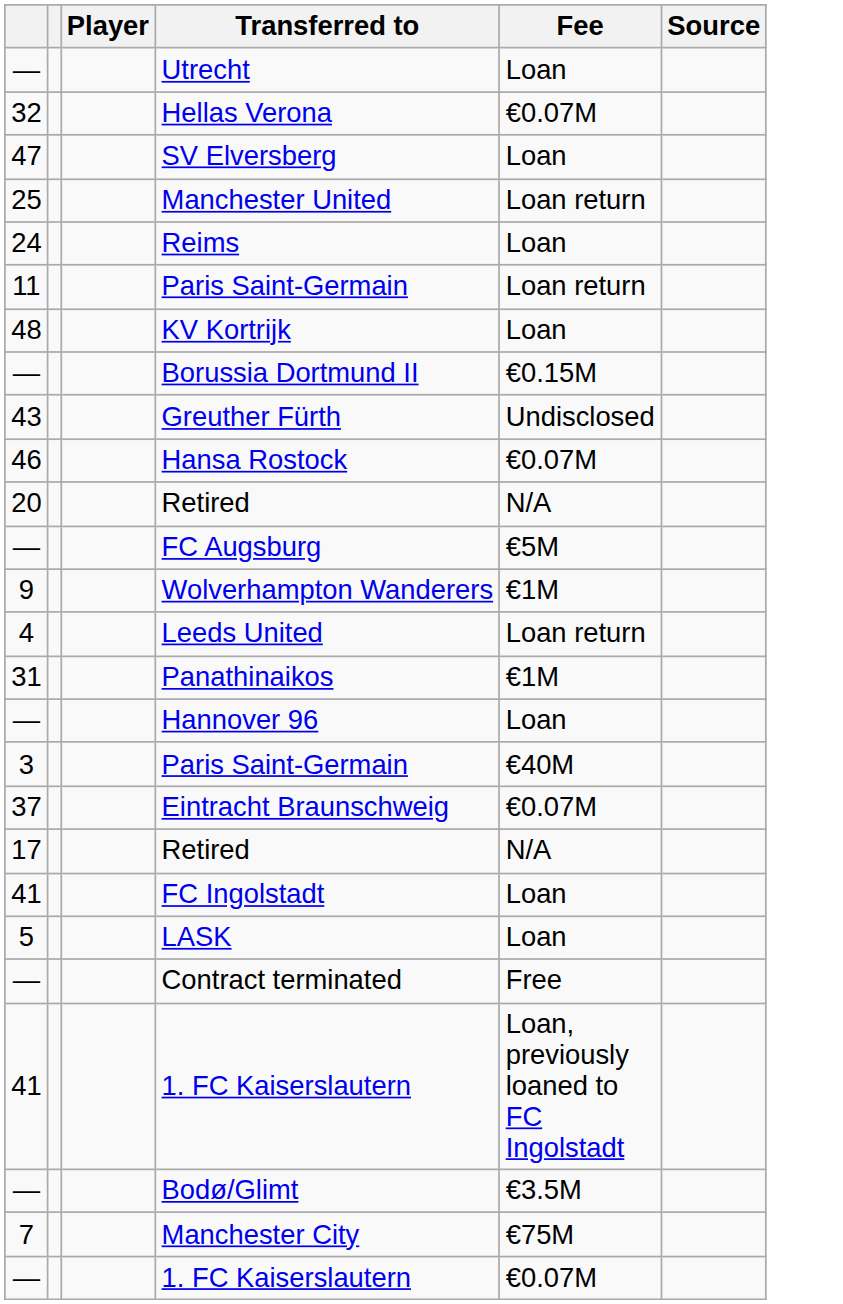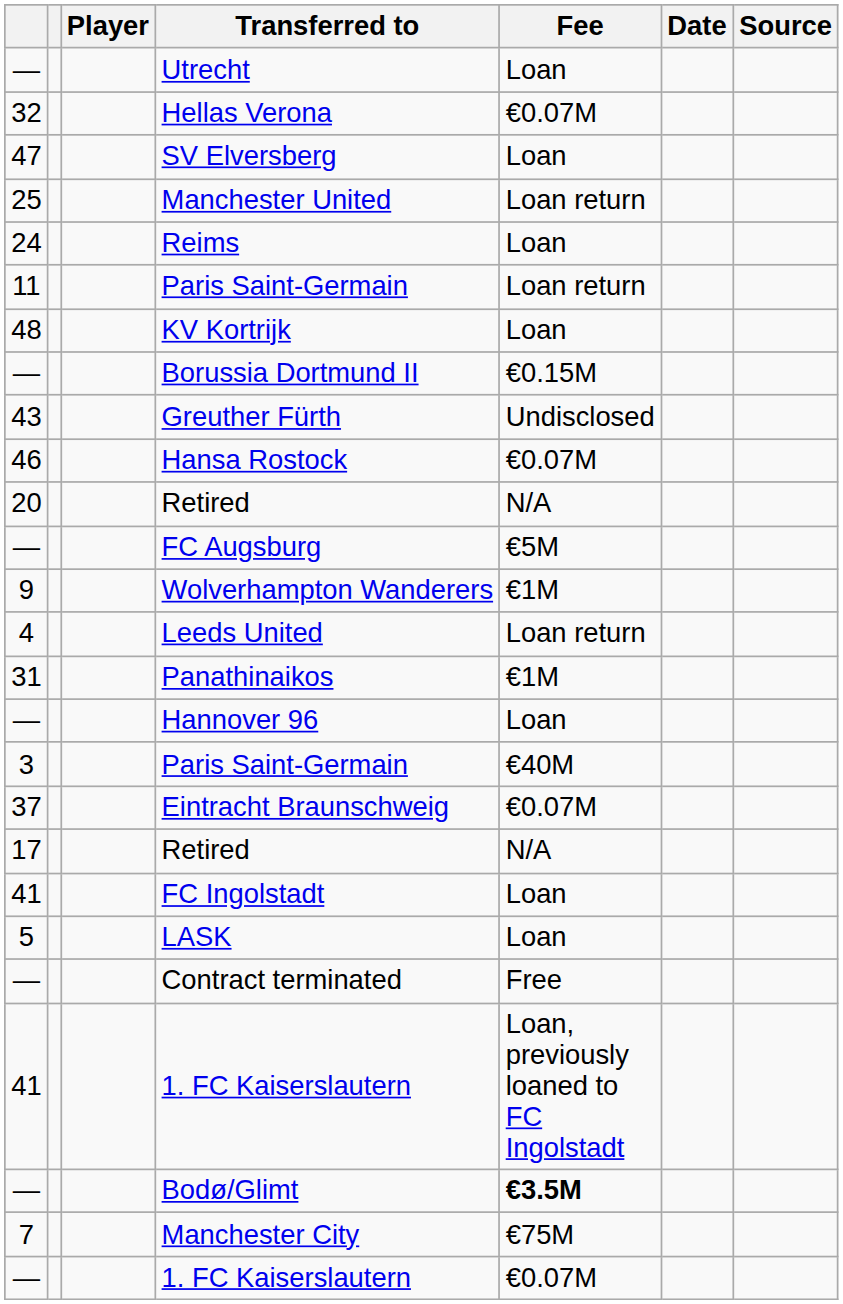+ column: (697, 26)
(544, 1190) normal -> (544, 1190) bold
